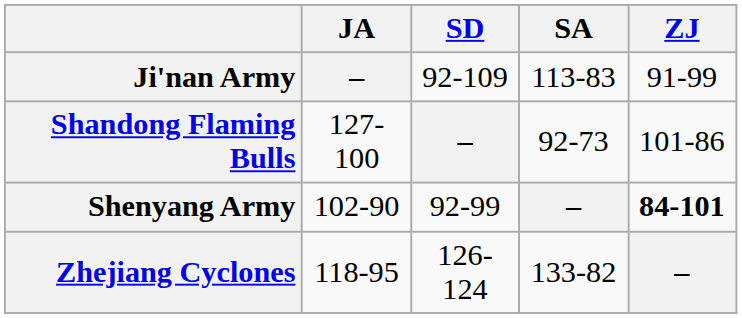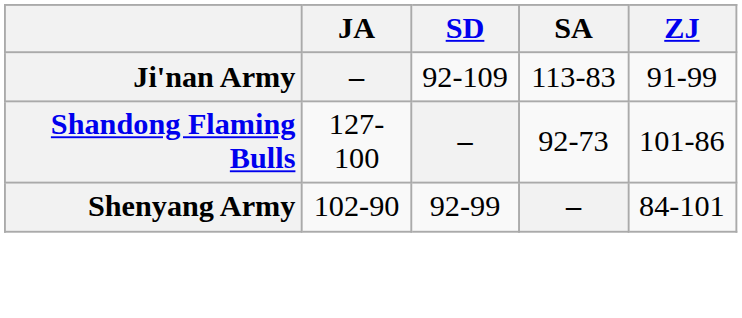(682, 206) bold -> (682, 206) normal
- row: (176, 271)
